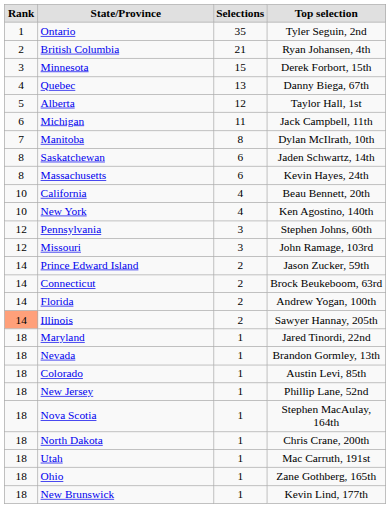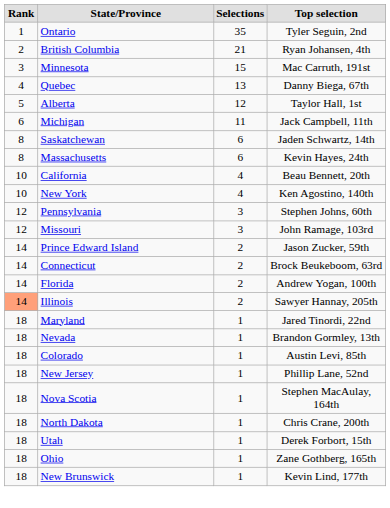(326, 67) Derek Forbort, 15th -> (326, 67) Mac Carruth, 191st
- row: (62, 139)
(326, 458) Mac Carruth, 191st -> (326, 440) Derek Forbort, 15th
